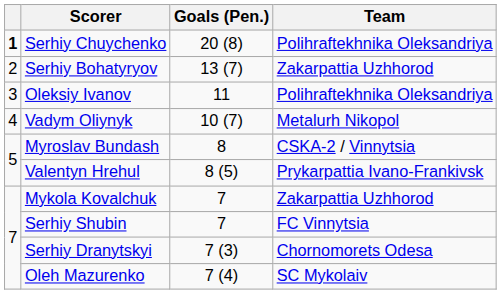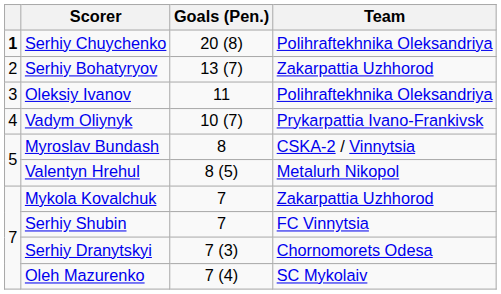(338, 120) Metalurh Nikopol -> (380, 120) Prykarpattia Ivano-Frankivsk
(380, 172) Prykarpattia Ivano-Frankivsk -> (338, 172) Metalurh Nikopol
